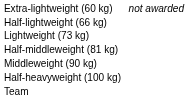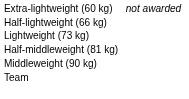- row: (62, 78)
